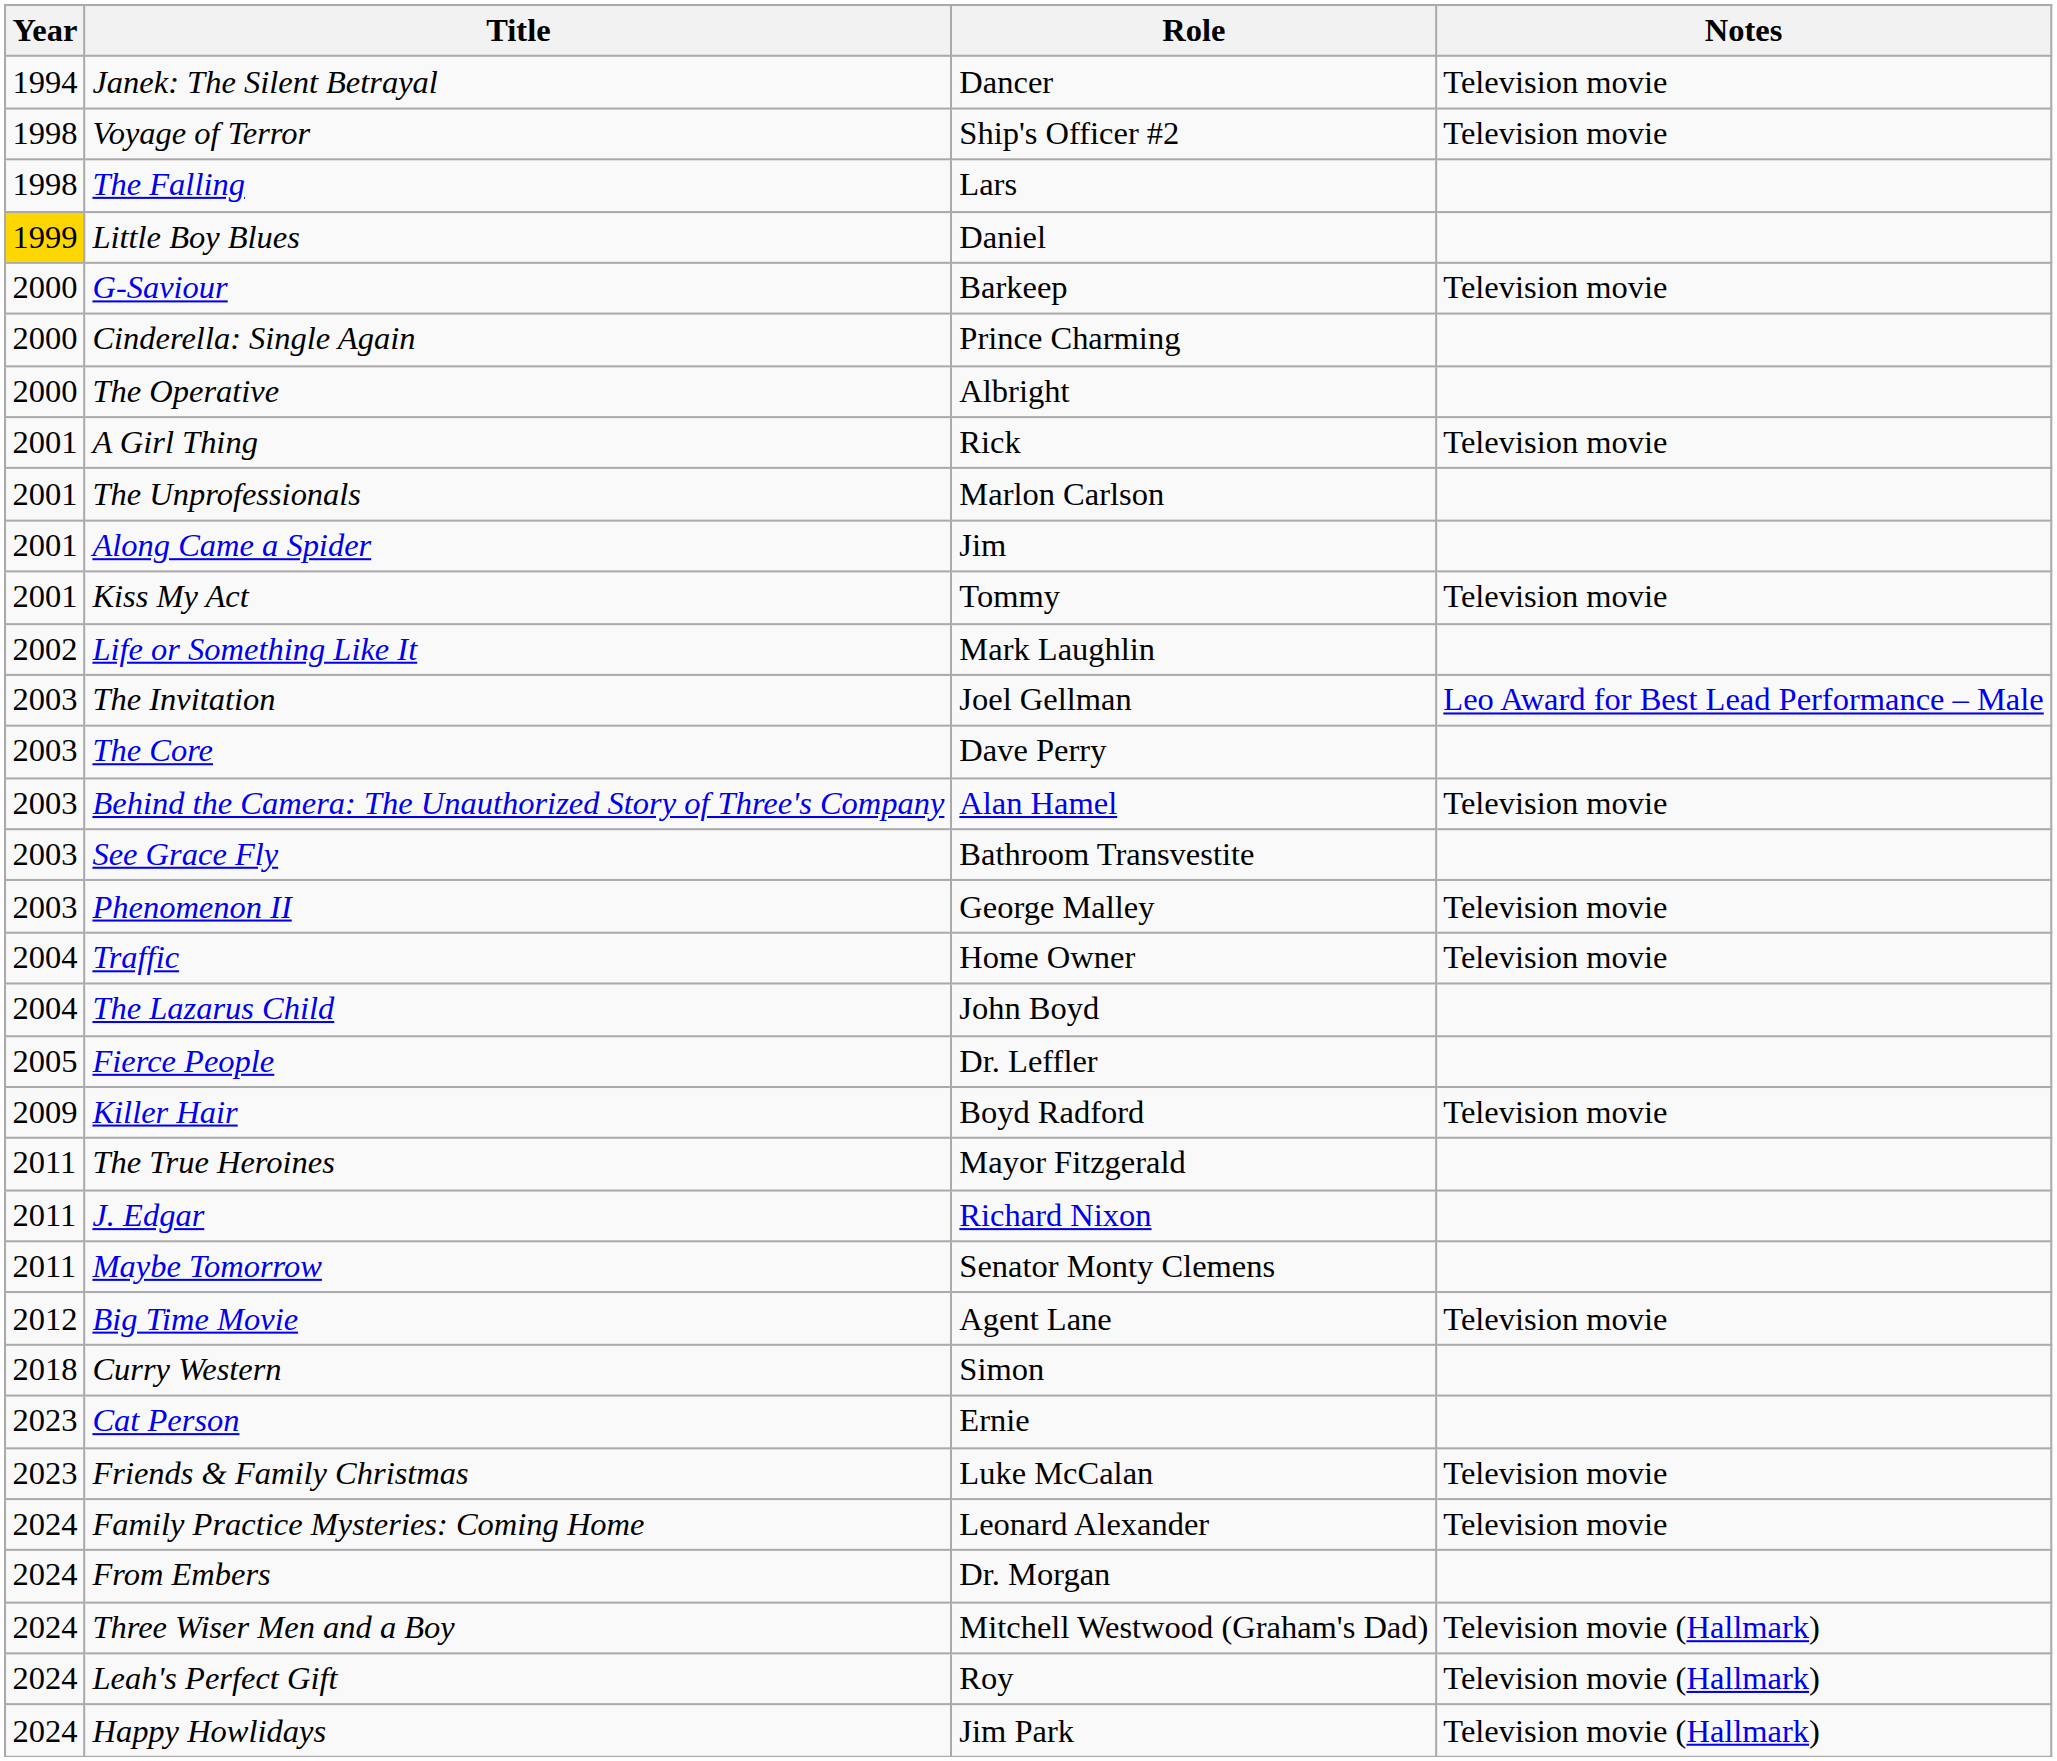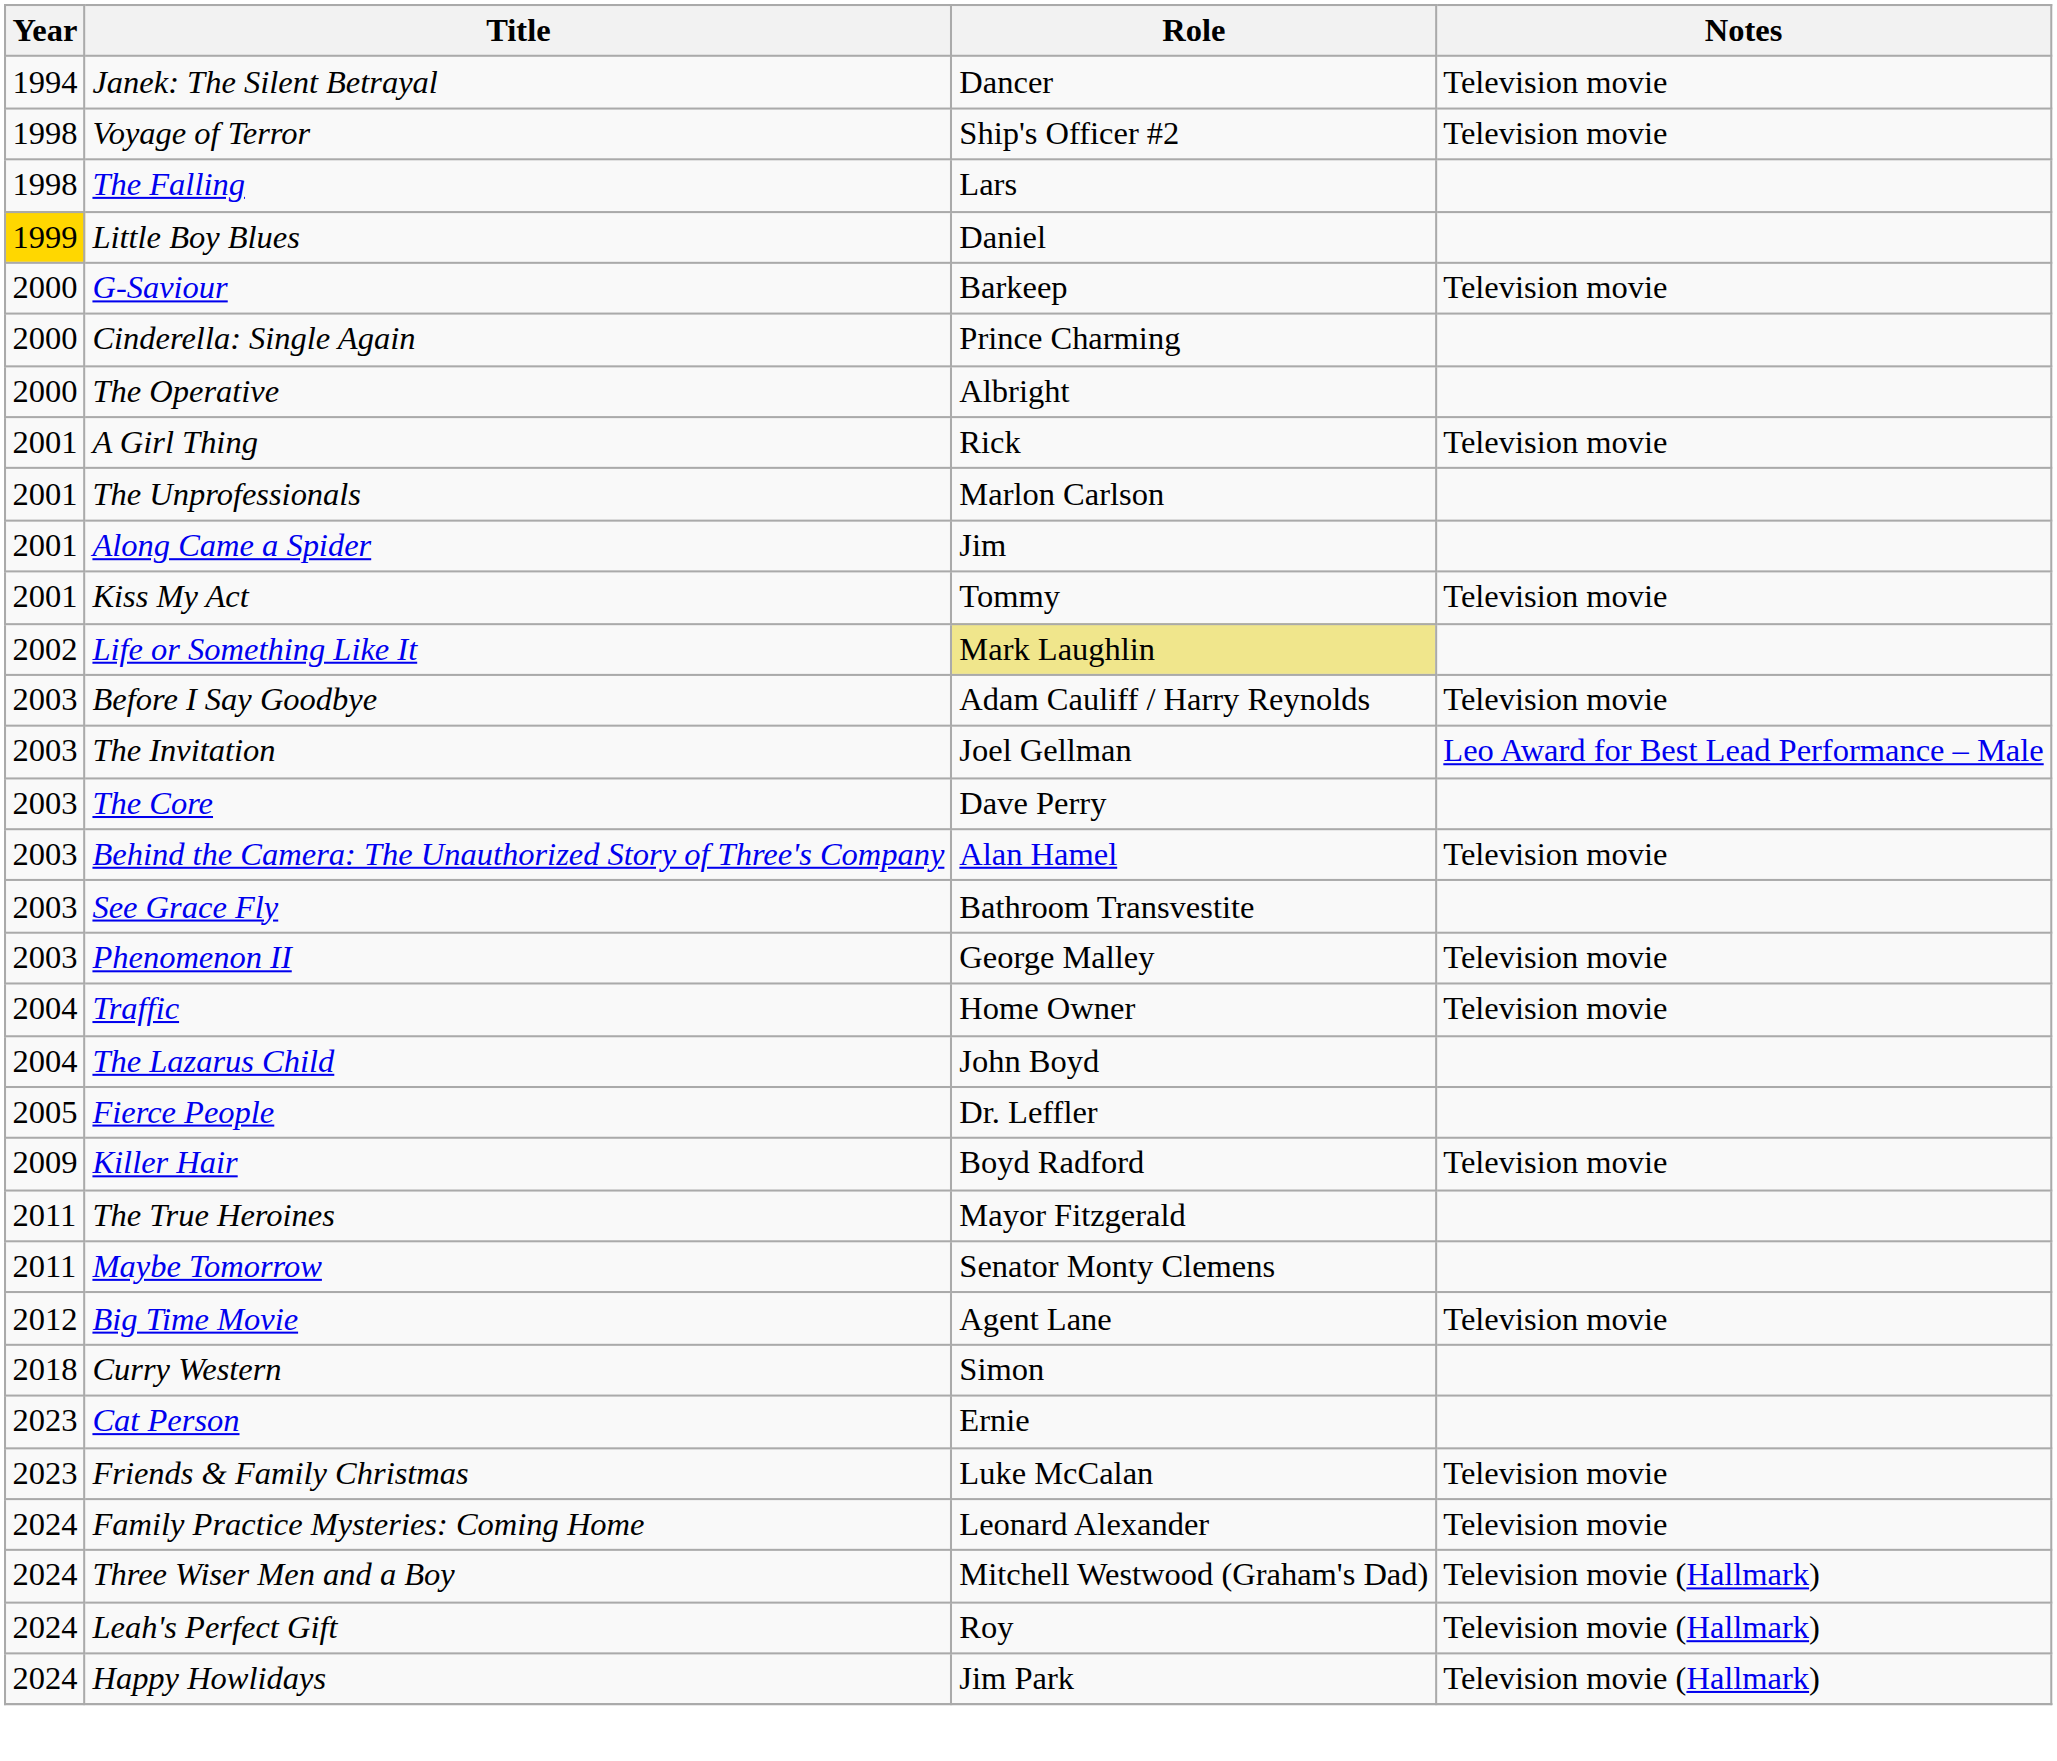(1057, 648) no background -> (1057, 648) khaki background
+ row: (235, 699)
- row: (148, 1215)
- row: (182, 1575)
